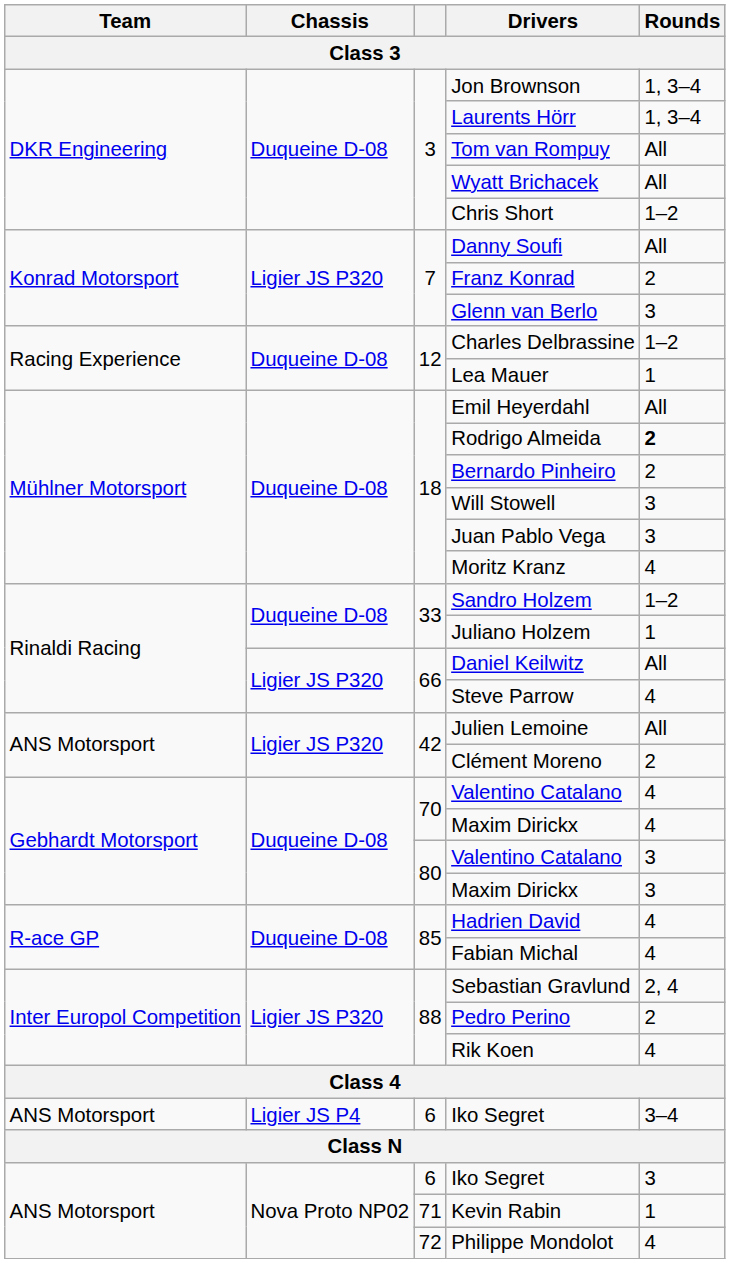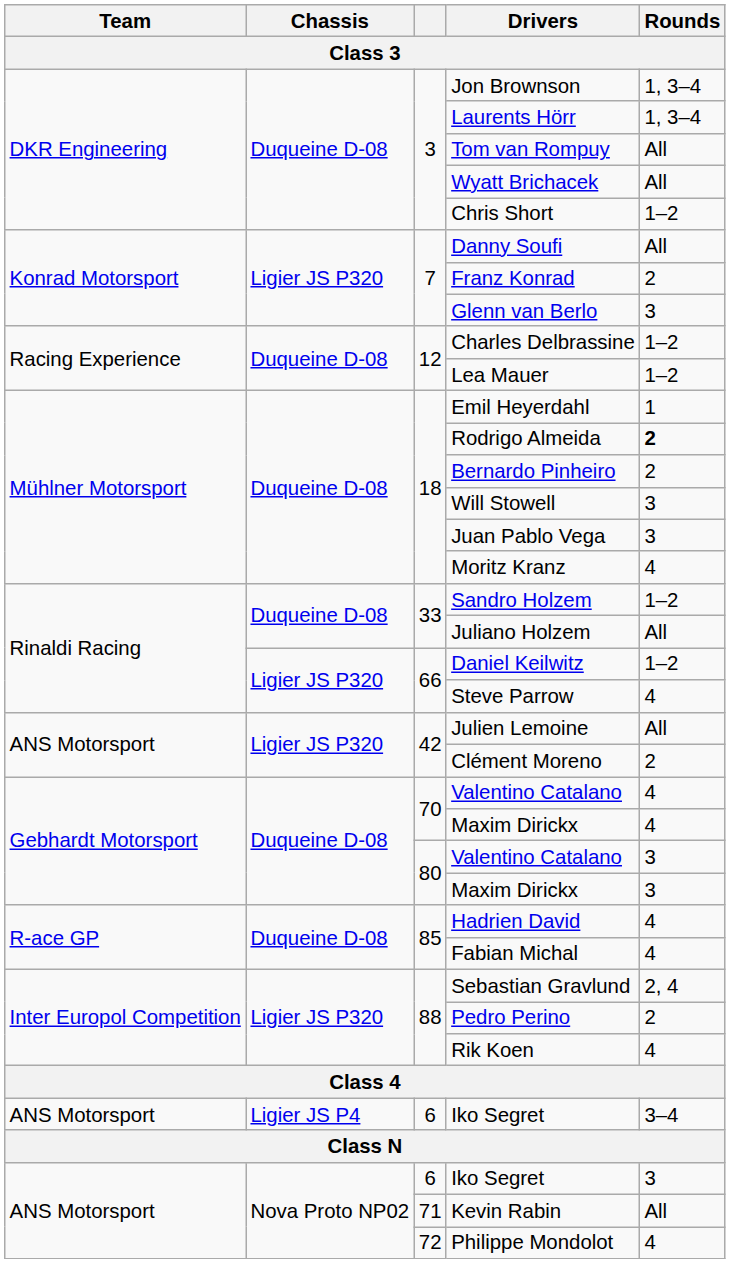(650, 374) 1 -> (661, 374) 1–2
(656, 406) All -> (650, 406) 1
(650, 631) 1 -> (656, 631) All
(656, 664) All -> (661, 664) 1–2
(650, 1210) 1 -> (656, 1210) All
